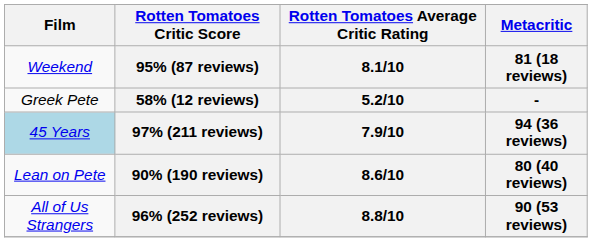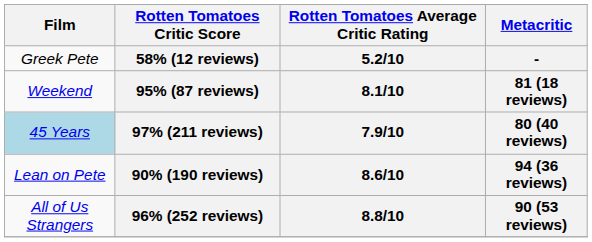rows swapped: (197, 99) <-> (197, 66)
(536, 132) 94 (36 reviews) -> (536, 132) 80 (40 reviews)
(536, 174) 80 (40 reviews) -> (536, 174) 94 (36 reviews)
